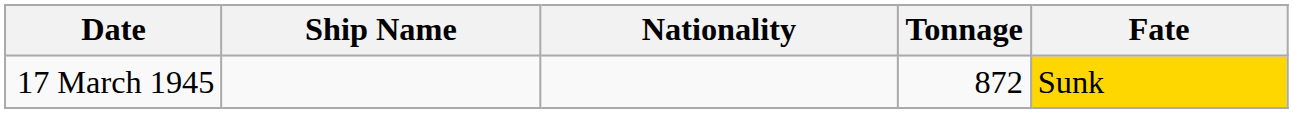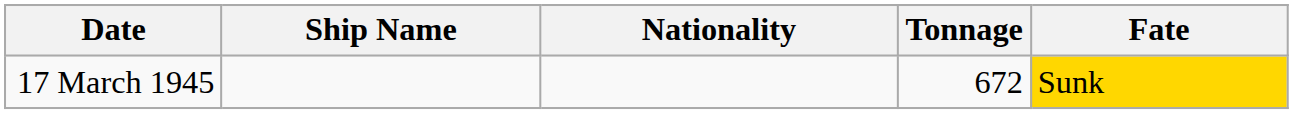(999, 81) 872 -> (999, 81) 672
